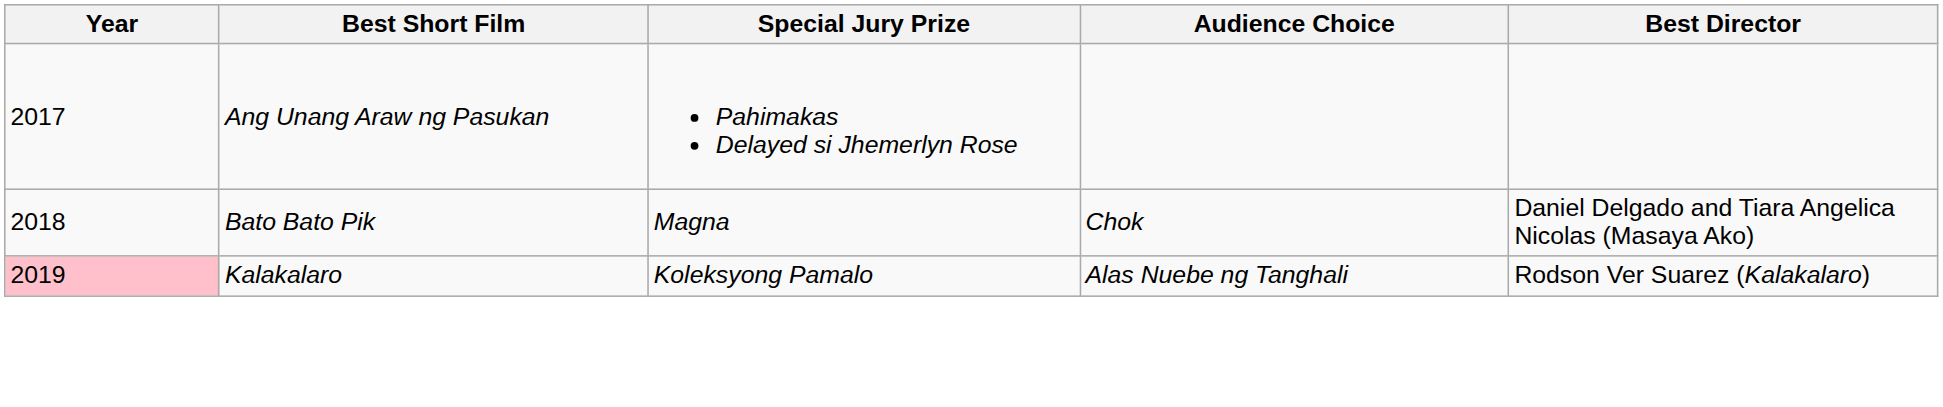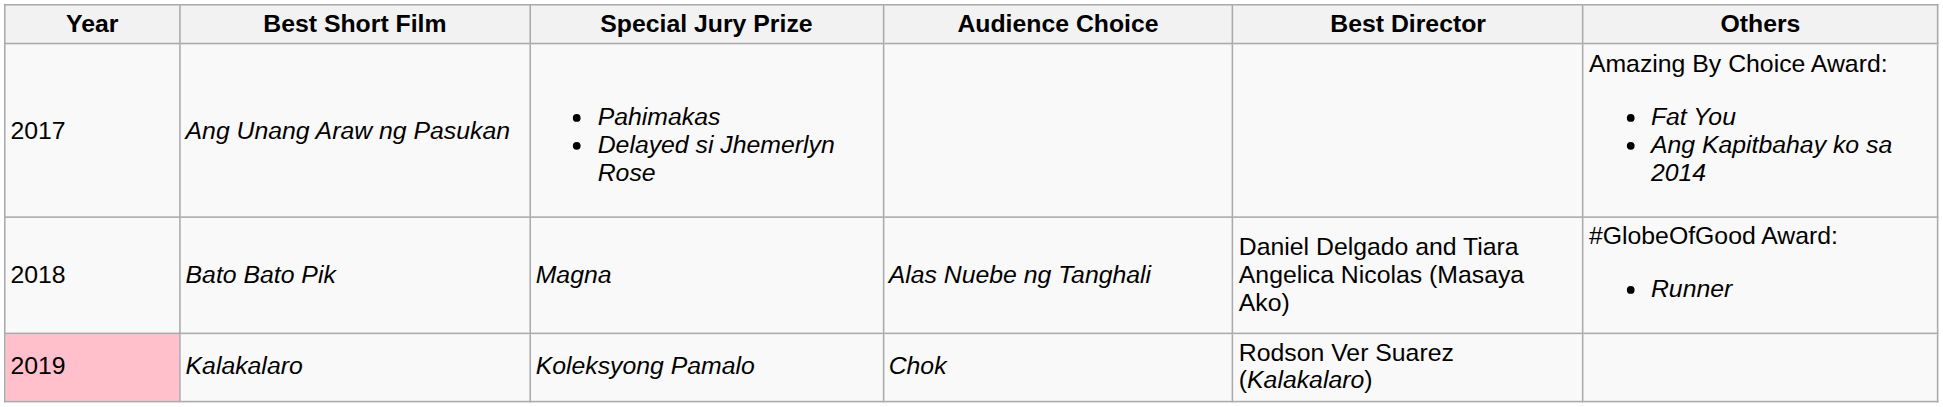+ column: (1760, 24)
(1114, 222) Chok -> (1020, 274) Alas Nuebe ng Tanghali
(1217, 275) Alas Nuebe ng Tanghali -> (918, 366) Chok
